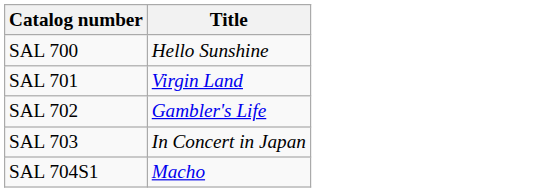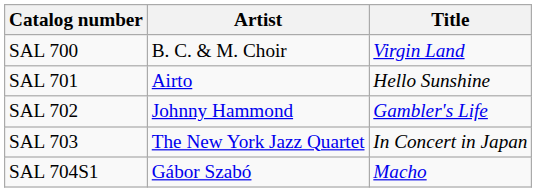+ column: (258, 19)
(210, 50) Hello Sunshine -> (419, 50) Virgin Land
(197, 80) Virgin Land -> (432, 80) Hello Sunshine
